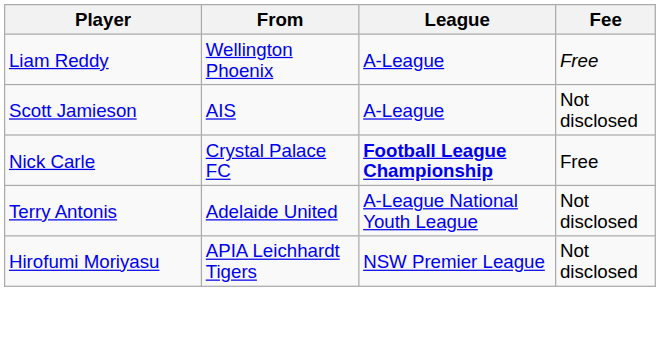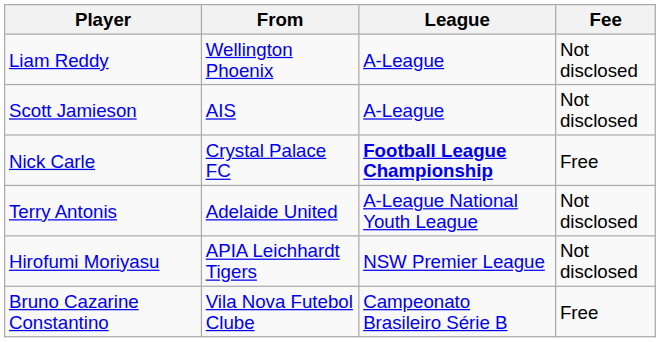(579, 60) Free -> (599, 60) Not disclosed
+ row: (74, 312)
